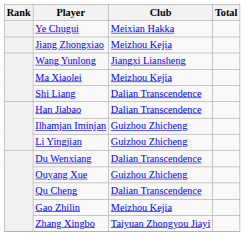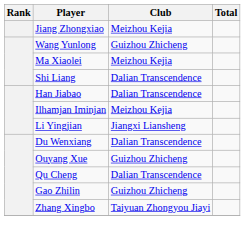- row: (57, 28)
(148, 61) Jiangxi Liansheng -> (149, 45) Guizhou Zhicheng
(149, 126) Guizhou Zhicheng -> (141, 110) Meizhou Kejia
(149, 142) Guizhou Zhicheng -> (148, 126) Jiangxi Liansheng
(141, 207) Meizhou Kejia -> (149, 191) Guizhou Zhicheng
